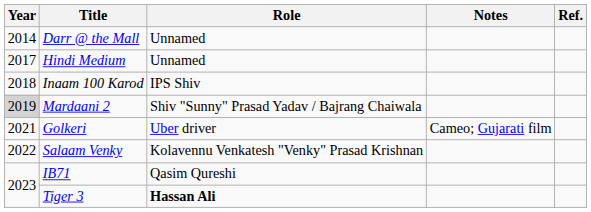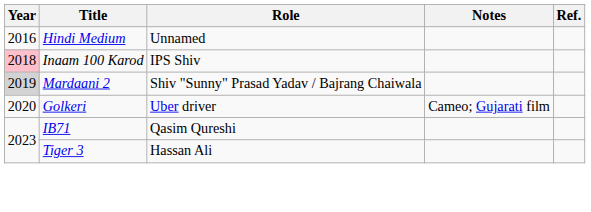- row: (91, 38)
(22, 60) 2017 -> (22, 38) 2016
(22, 83) no background -> (22, 60) pink background
(22, 128) 2021 -> (22, 106) 2020
- row: (83, 151)
(183, 196) bold -> (181, 151) normal
